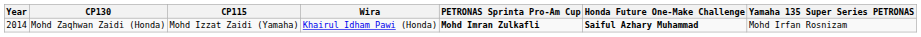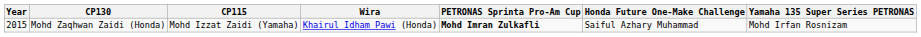(17, 25) 2014 -> (17, 25) 2015
(642, 25) bold -> (642, 25) normal
